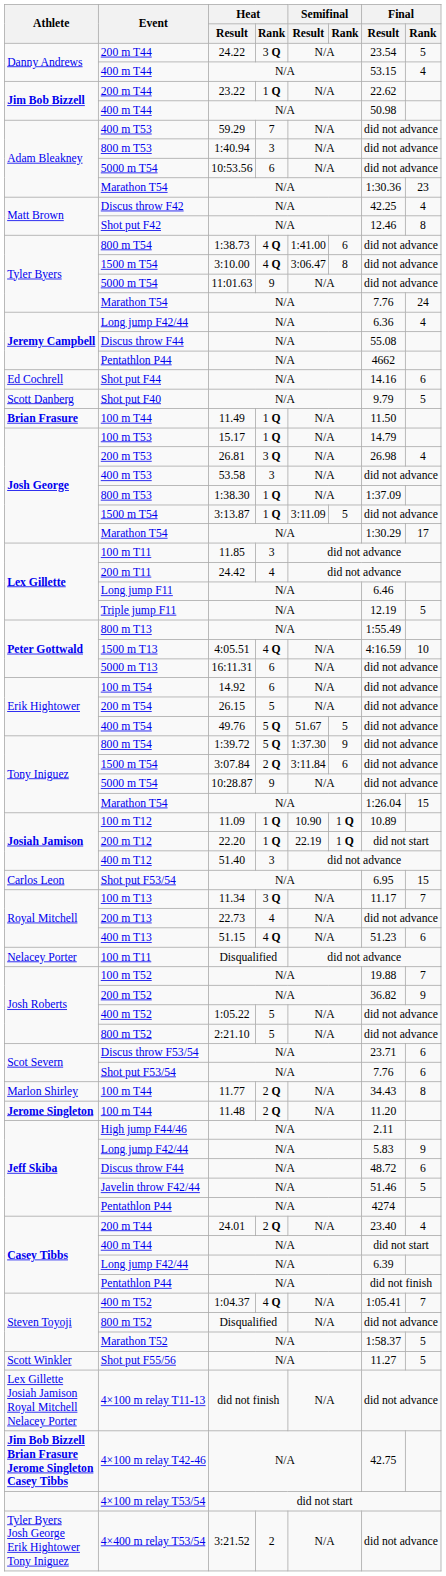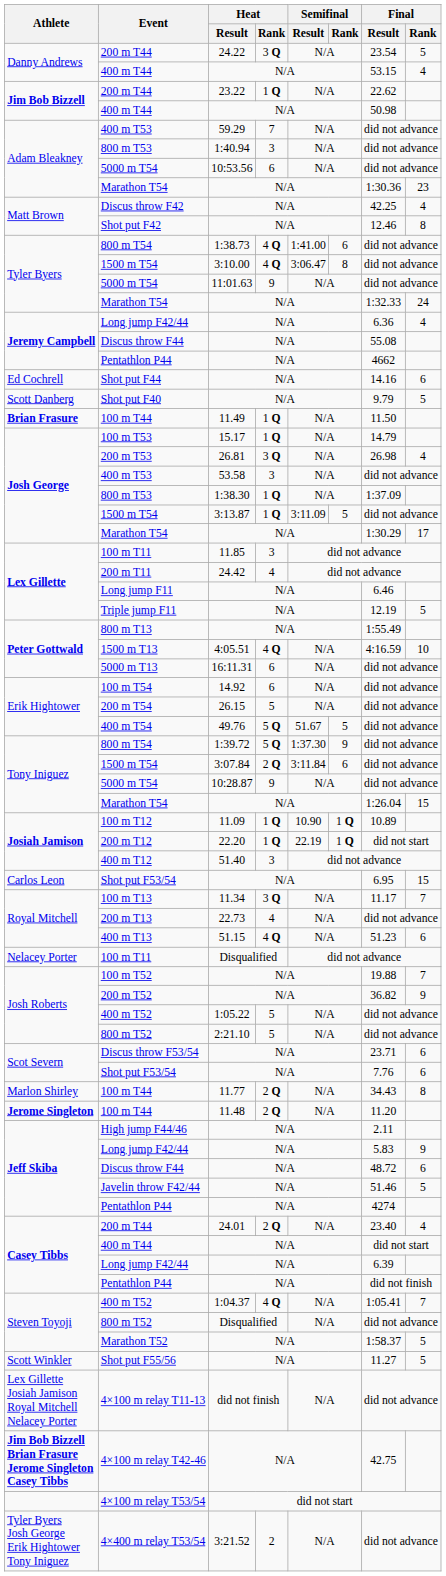(383, 303) 7.76 -> (383, 303) 1:32.33
